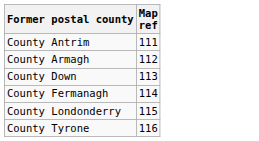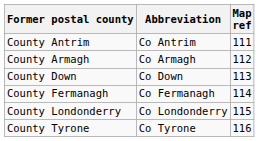+ column: (183, 19)
